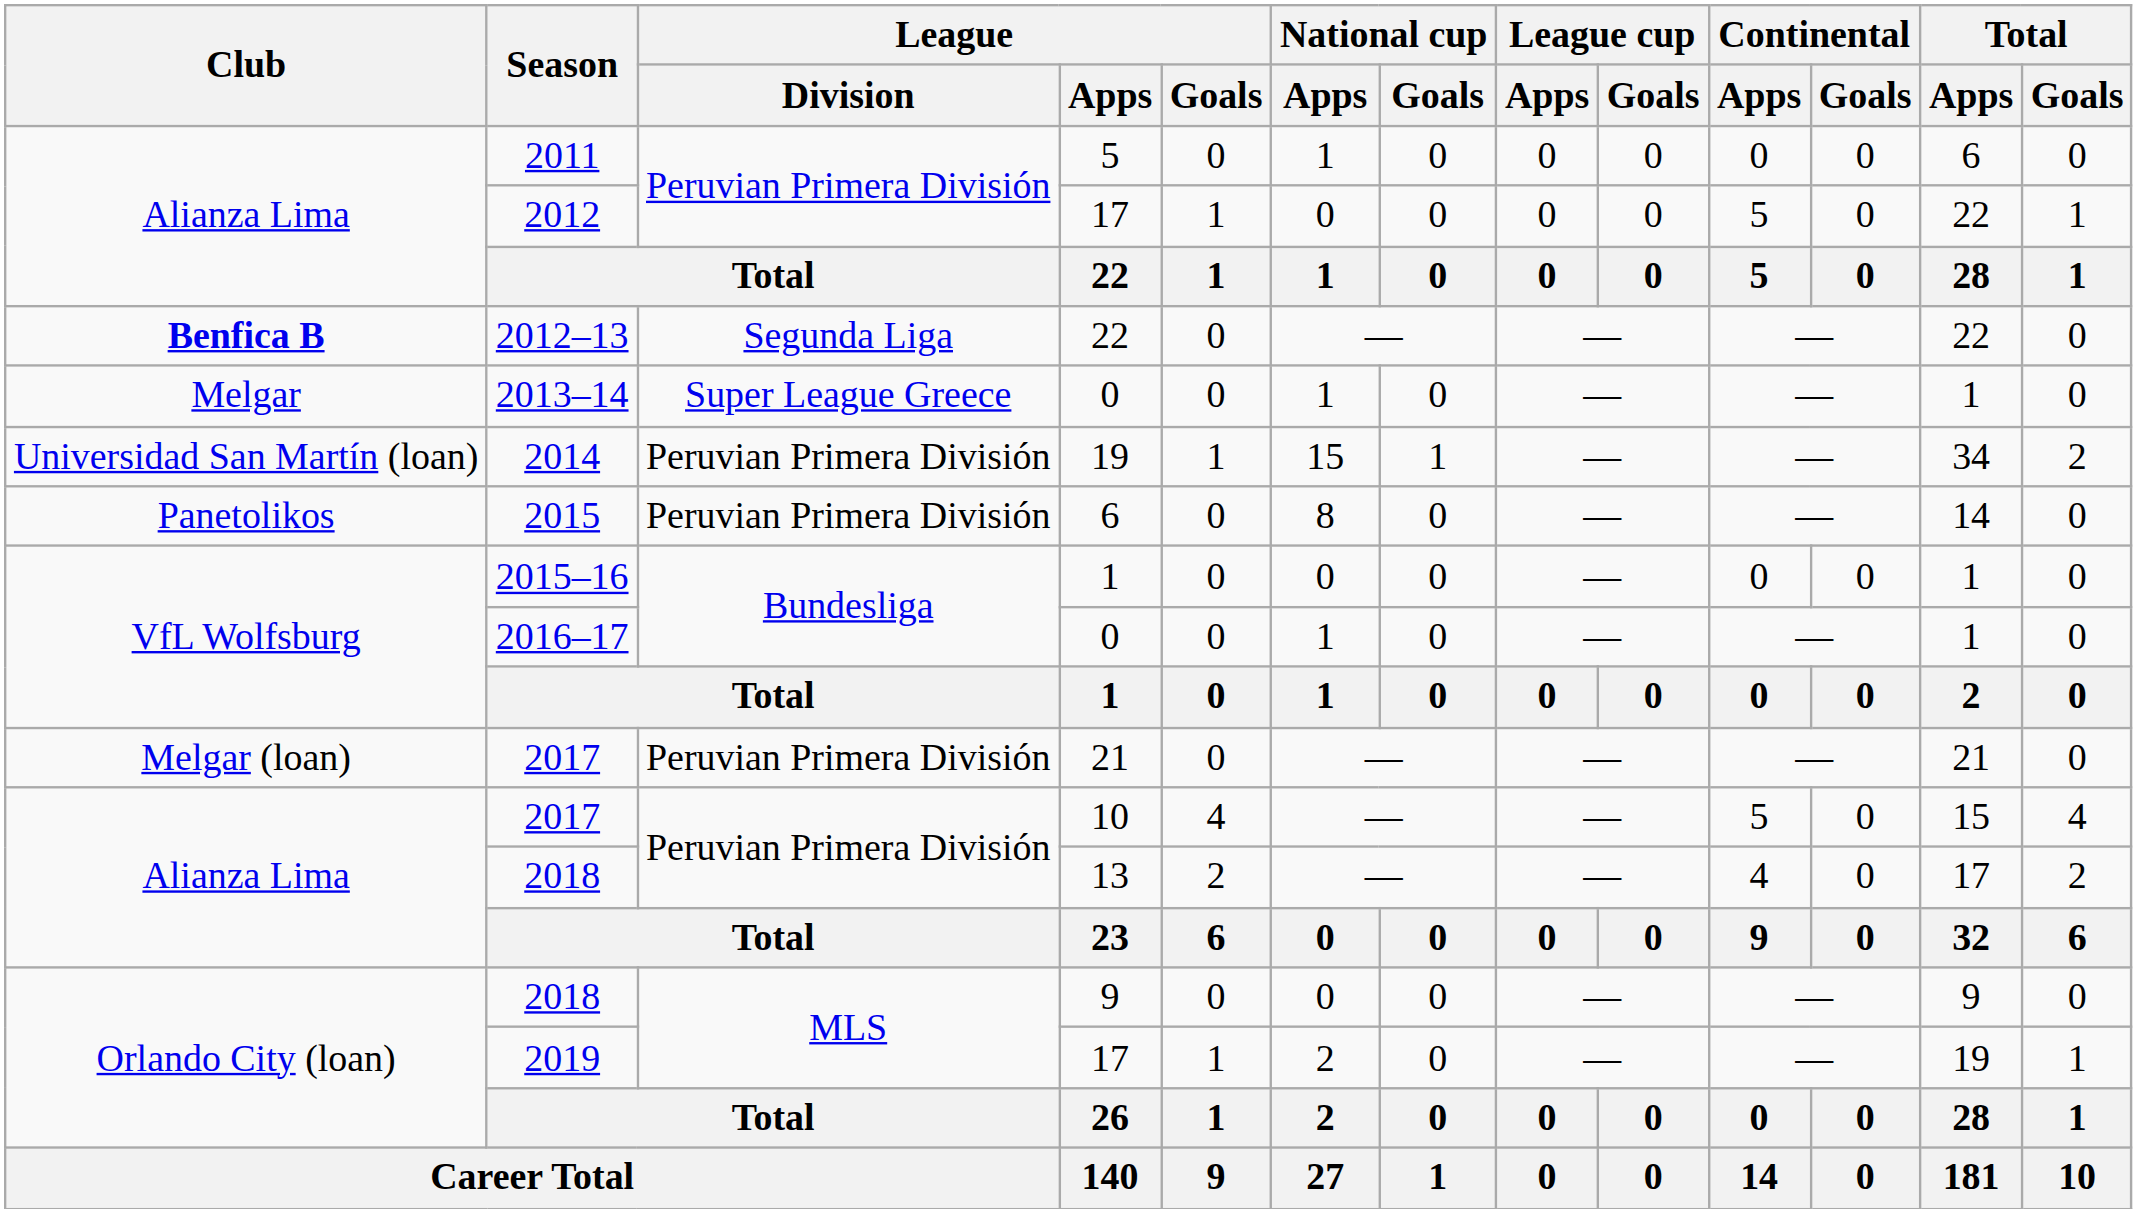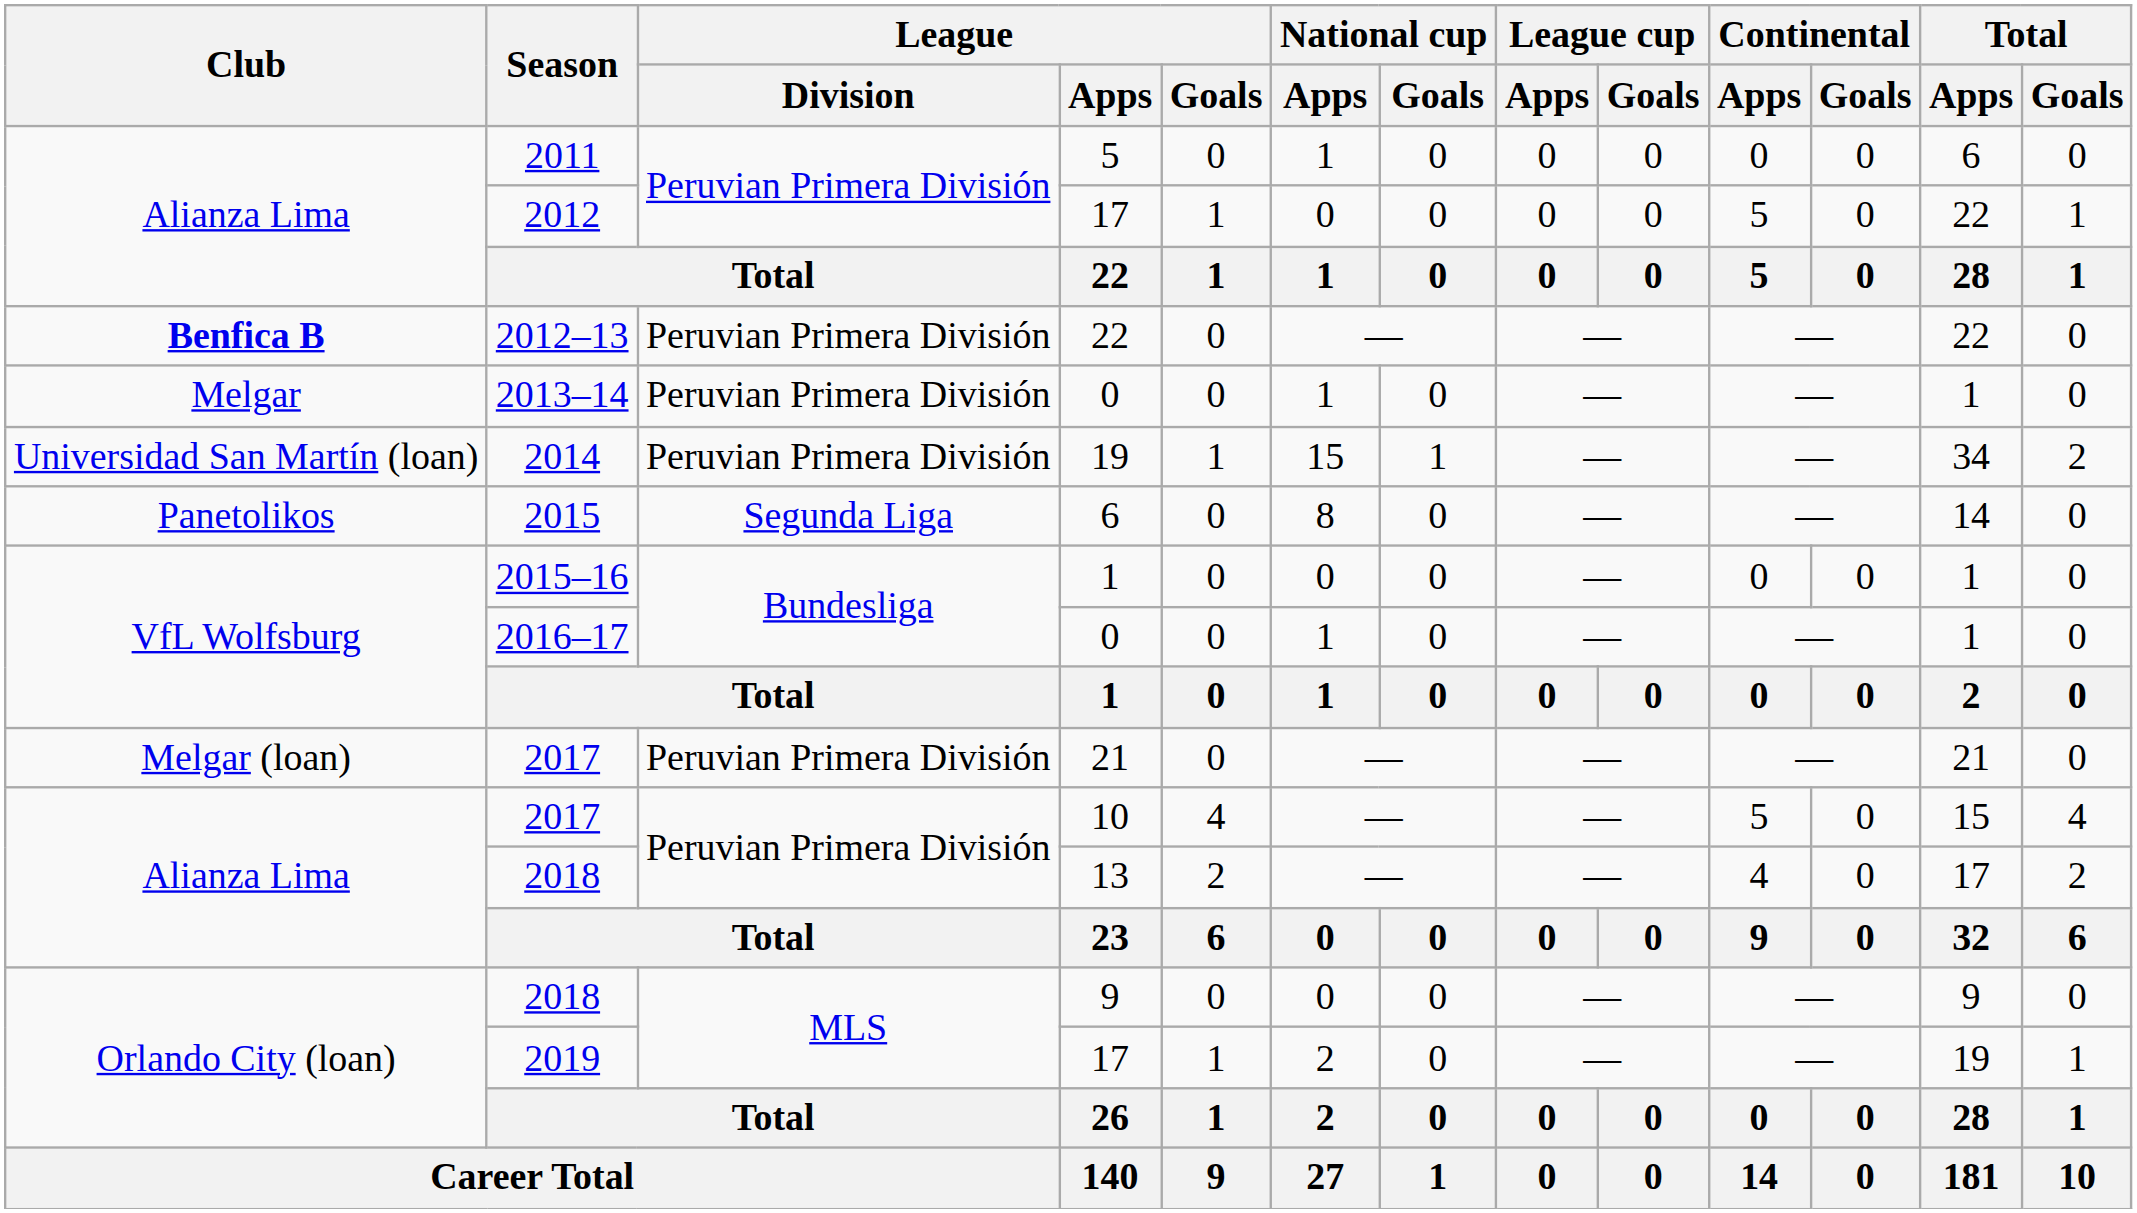(848, 335) Segunda Liga -> (848, 335) Peruvian Primera División
(848, 395) Super League Greece -> (848, 395) Peruvian Primera División
(848, 515) Peruvian Primera División -> (848, 515) Segunda Liga
